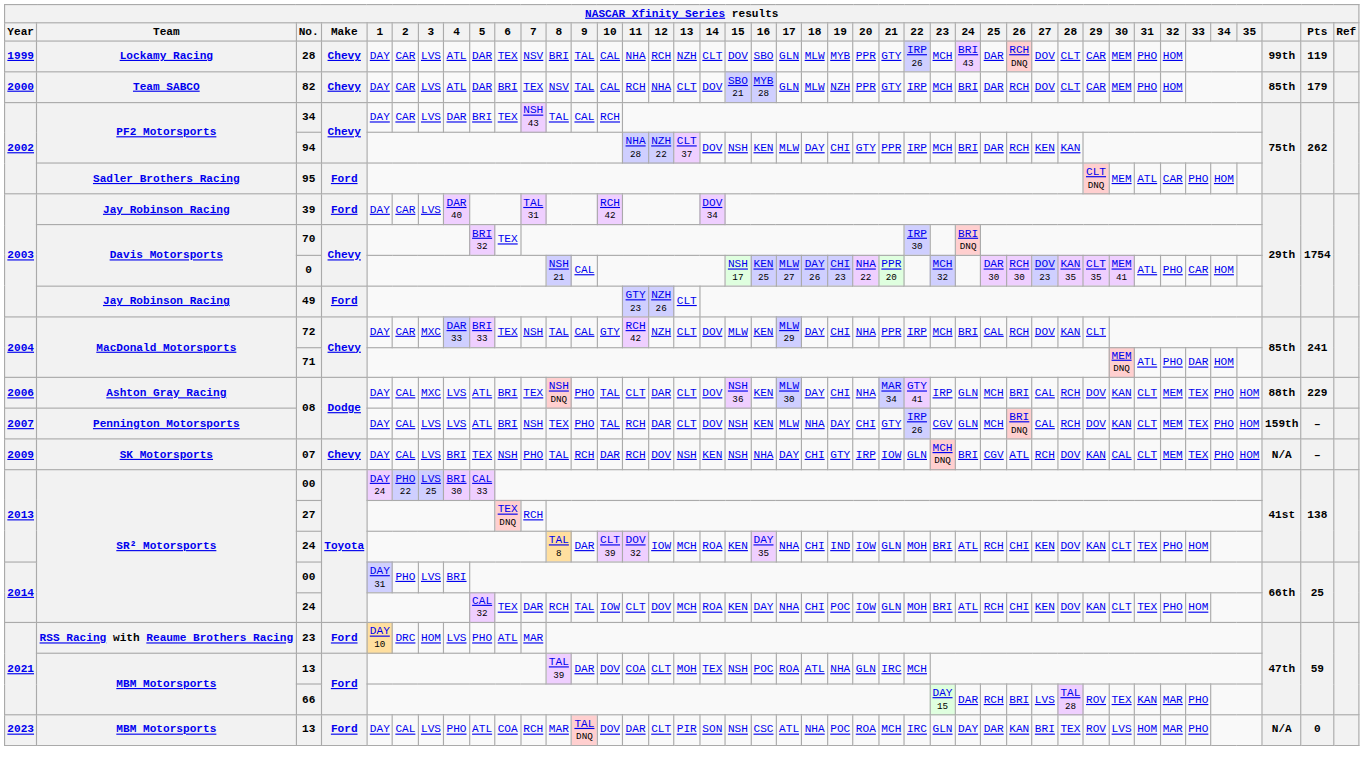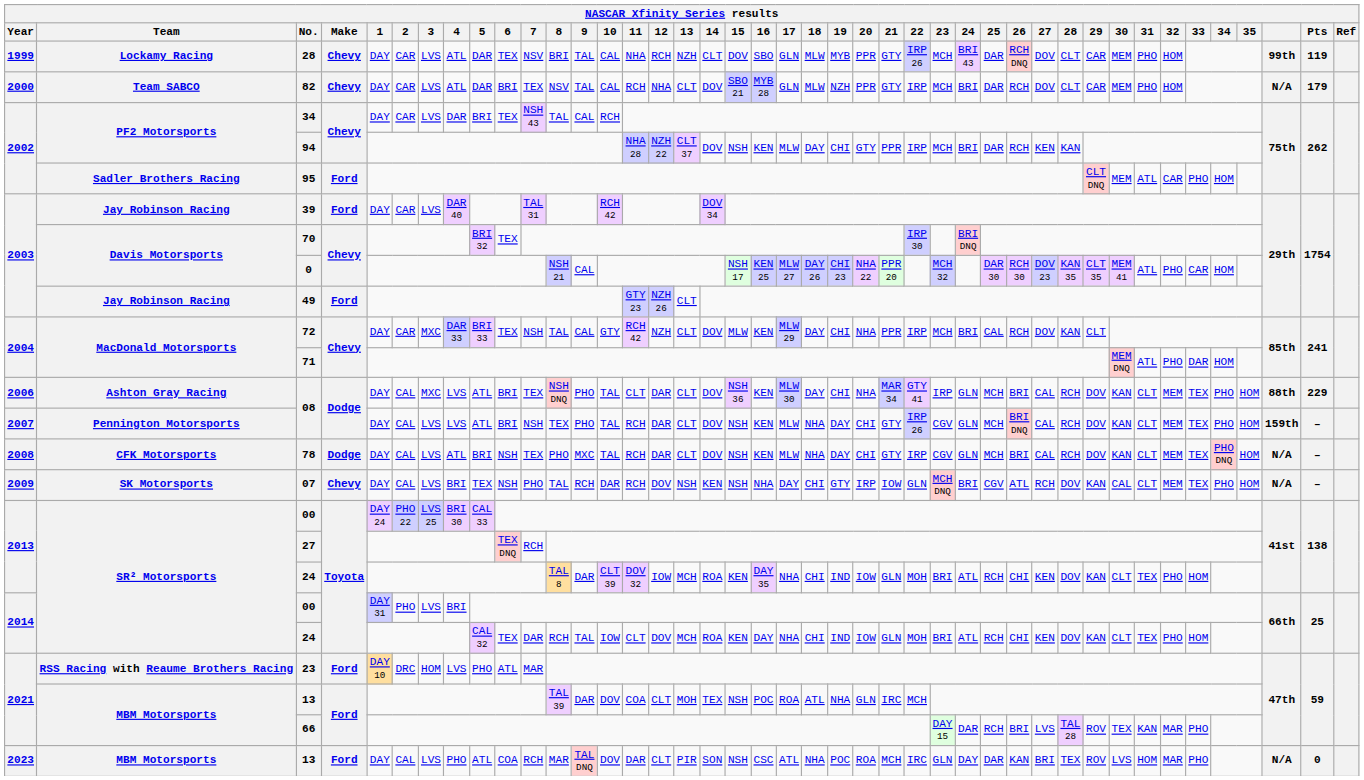(1282, 86) 85th -> (1282, 86) N/A
+ row: (21, 454)
(840, 607) POC -> (840, 638) IND
